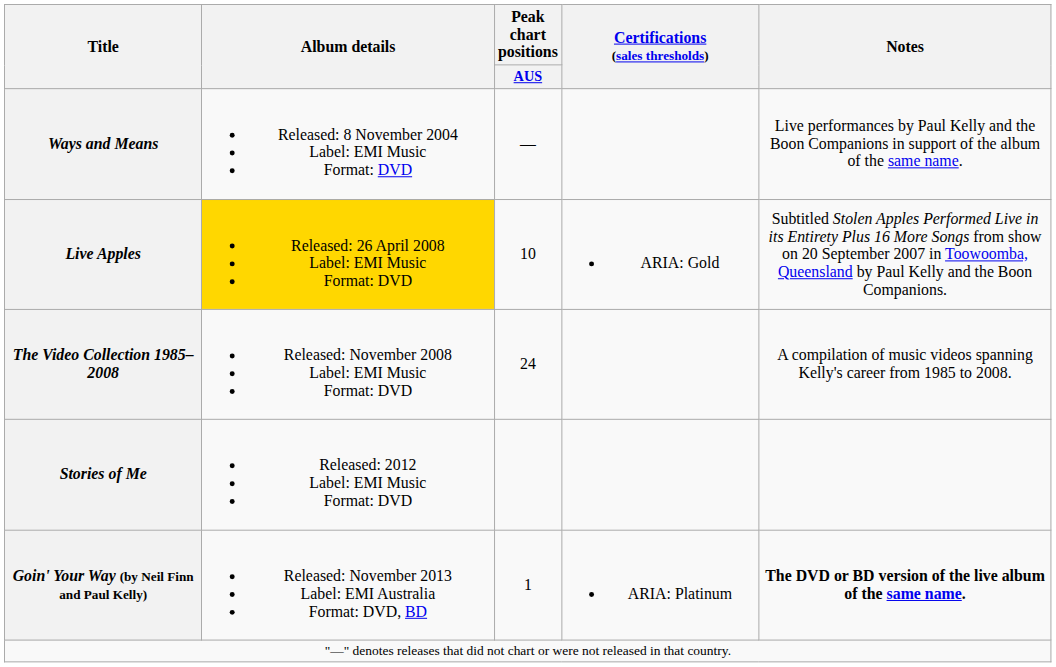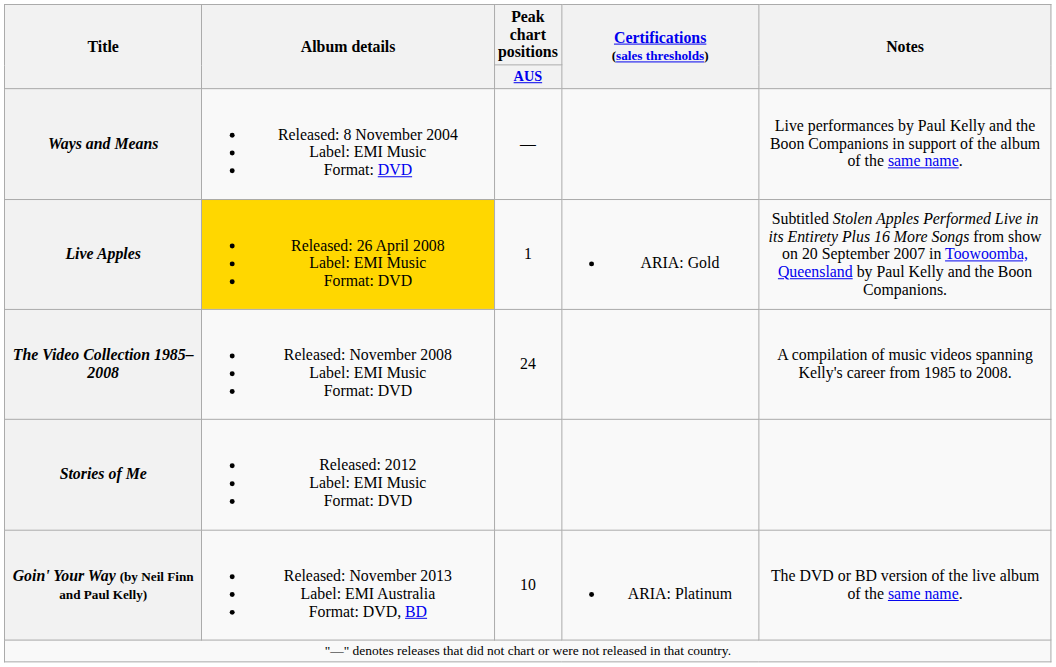(528, 254) 10 -> (528, 254) 1
(528, 584) 1 -> (528, 584) 10
(905, 584) bold -> (905, 584) normal
